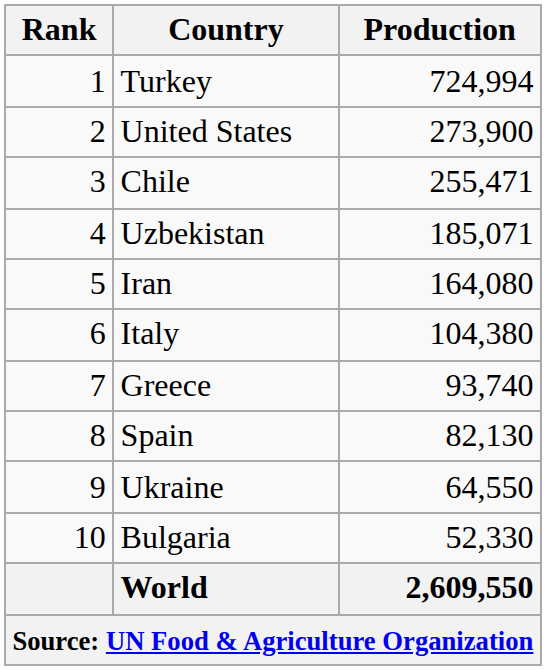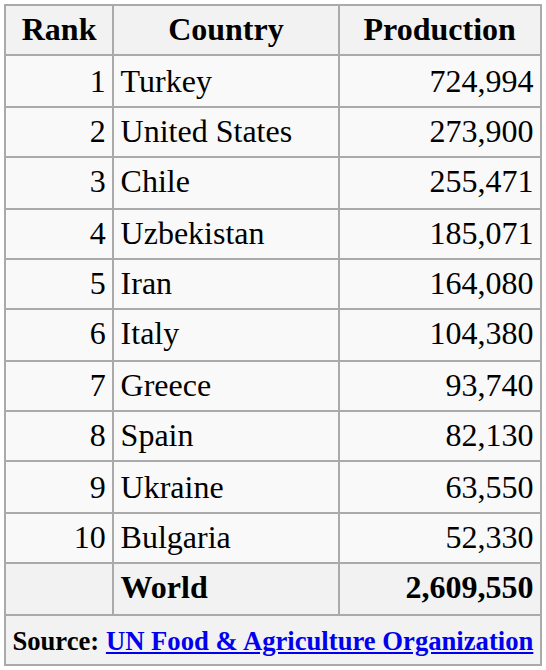(489, 486) 64,550 -> (489, 486) 63,550
